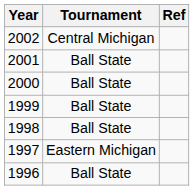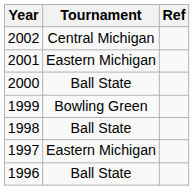(101, 60) Ball State -> (101, 60) Eastern Michigan
(101, 106) Ball State -> (101, 106) Bowling Green
